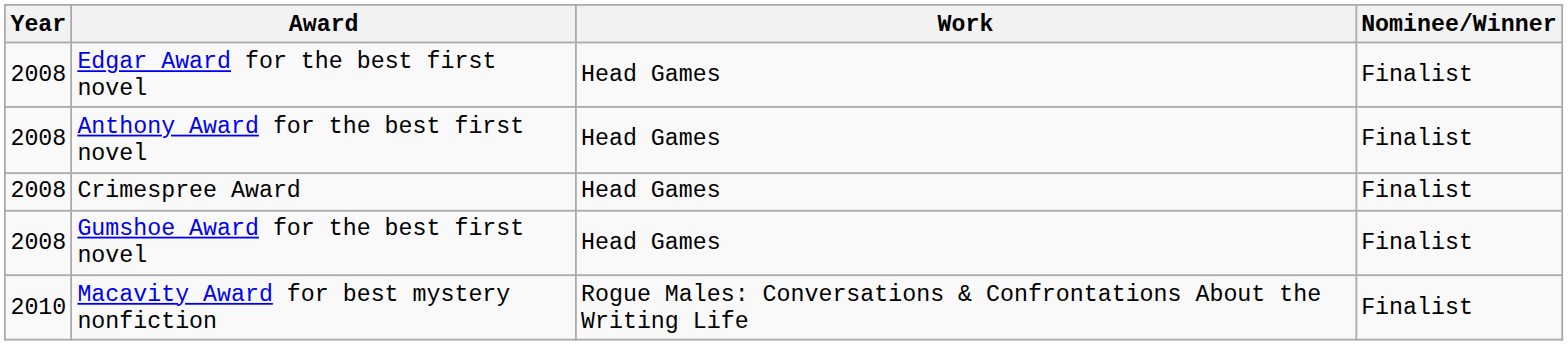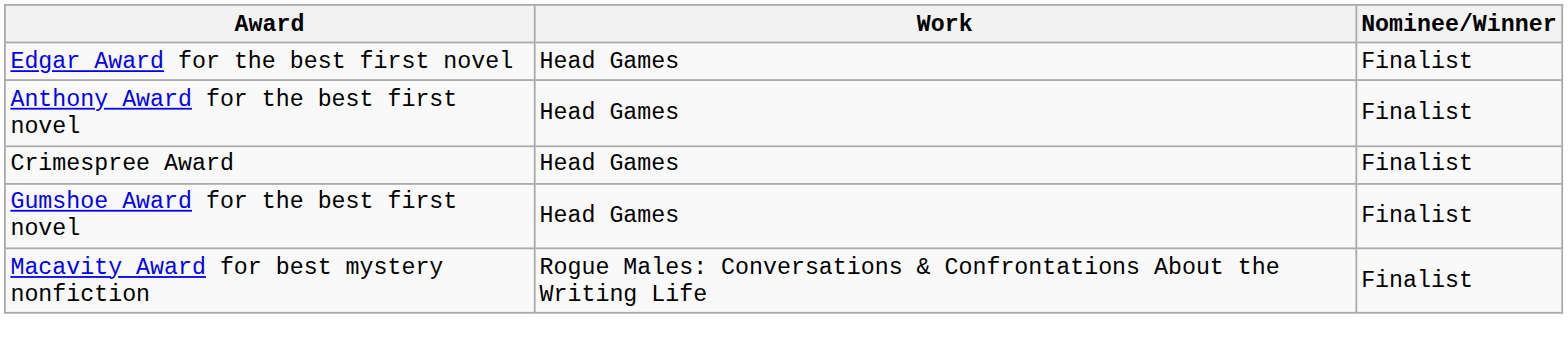- column: (38, 24)
